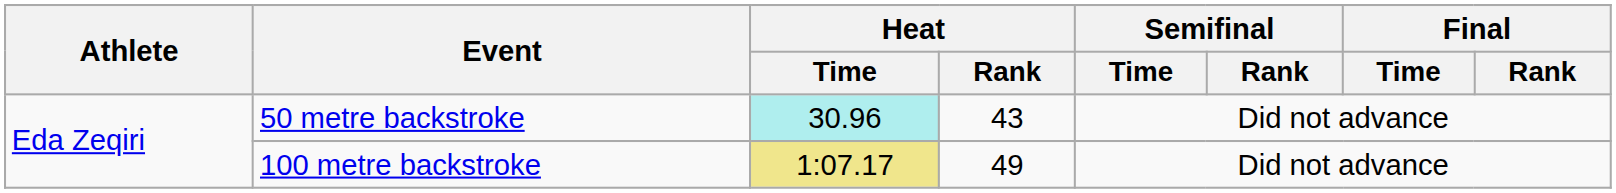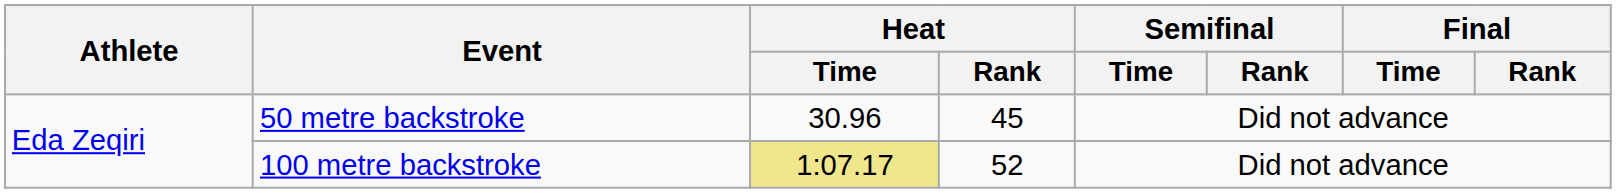(845, 118) paleturquoise background -> (845, 118) no background
(1007, 118) 43 -> (1007, 118) 45
(1007, 164) 49 -> (1007, 164) 52
